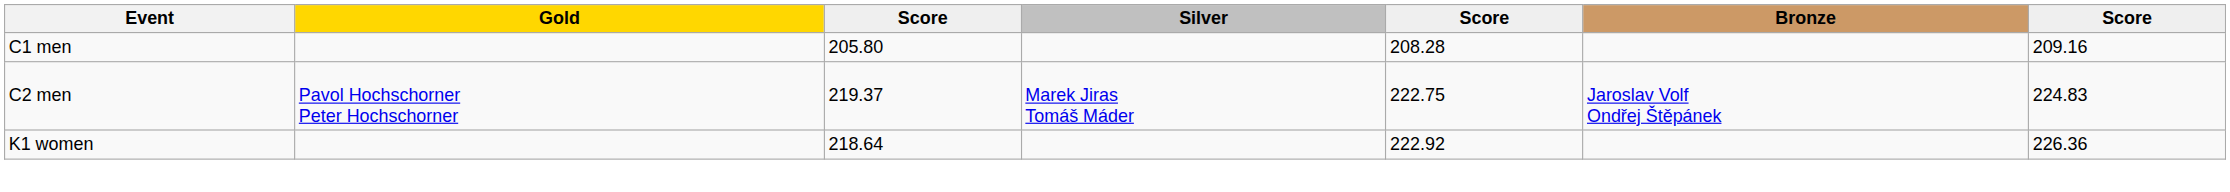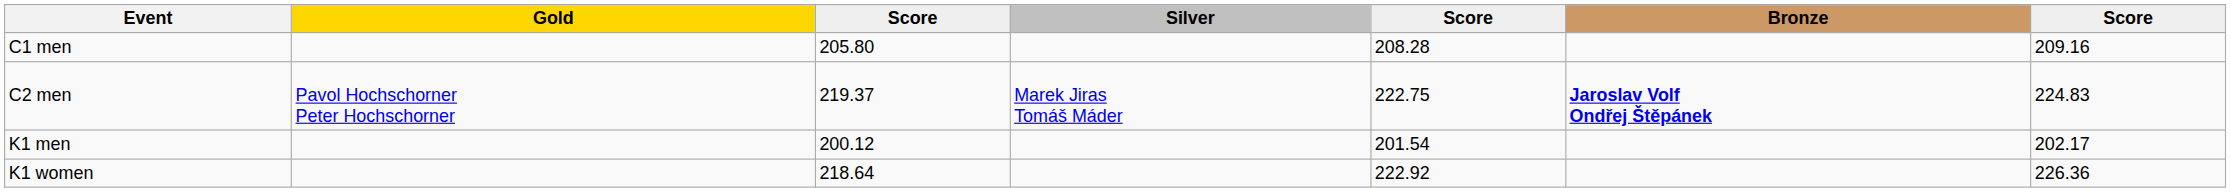(1654, 105) normal -> (1641, 105) bold
+ row: (40, 144)
